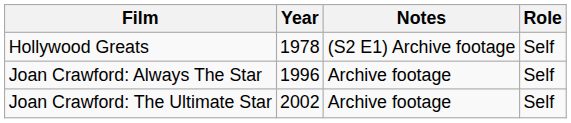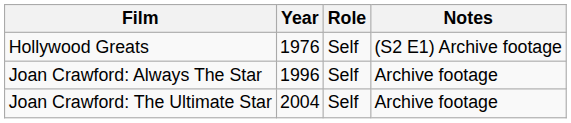columns swapped: (543, 18) <-> (422, 18)
(300, 46) 1978 -> (300, 46) 1976
(300, 103) 2002 -> (300, 103) 2004
